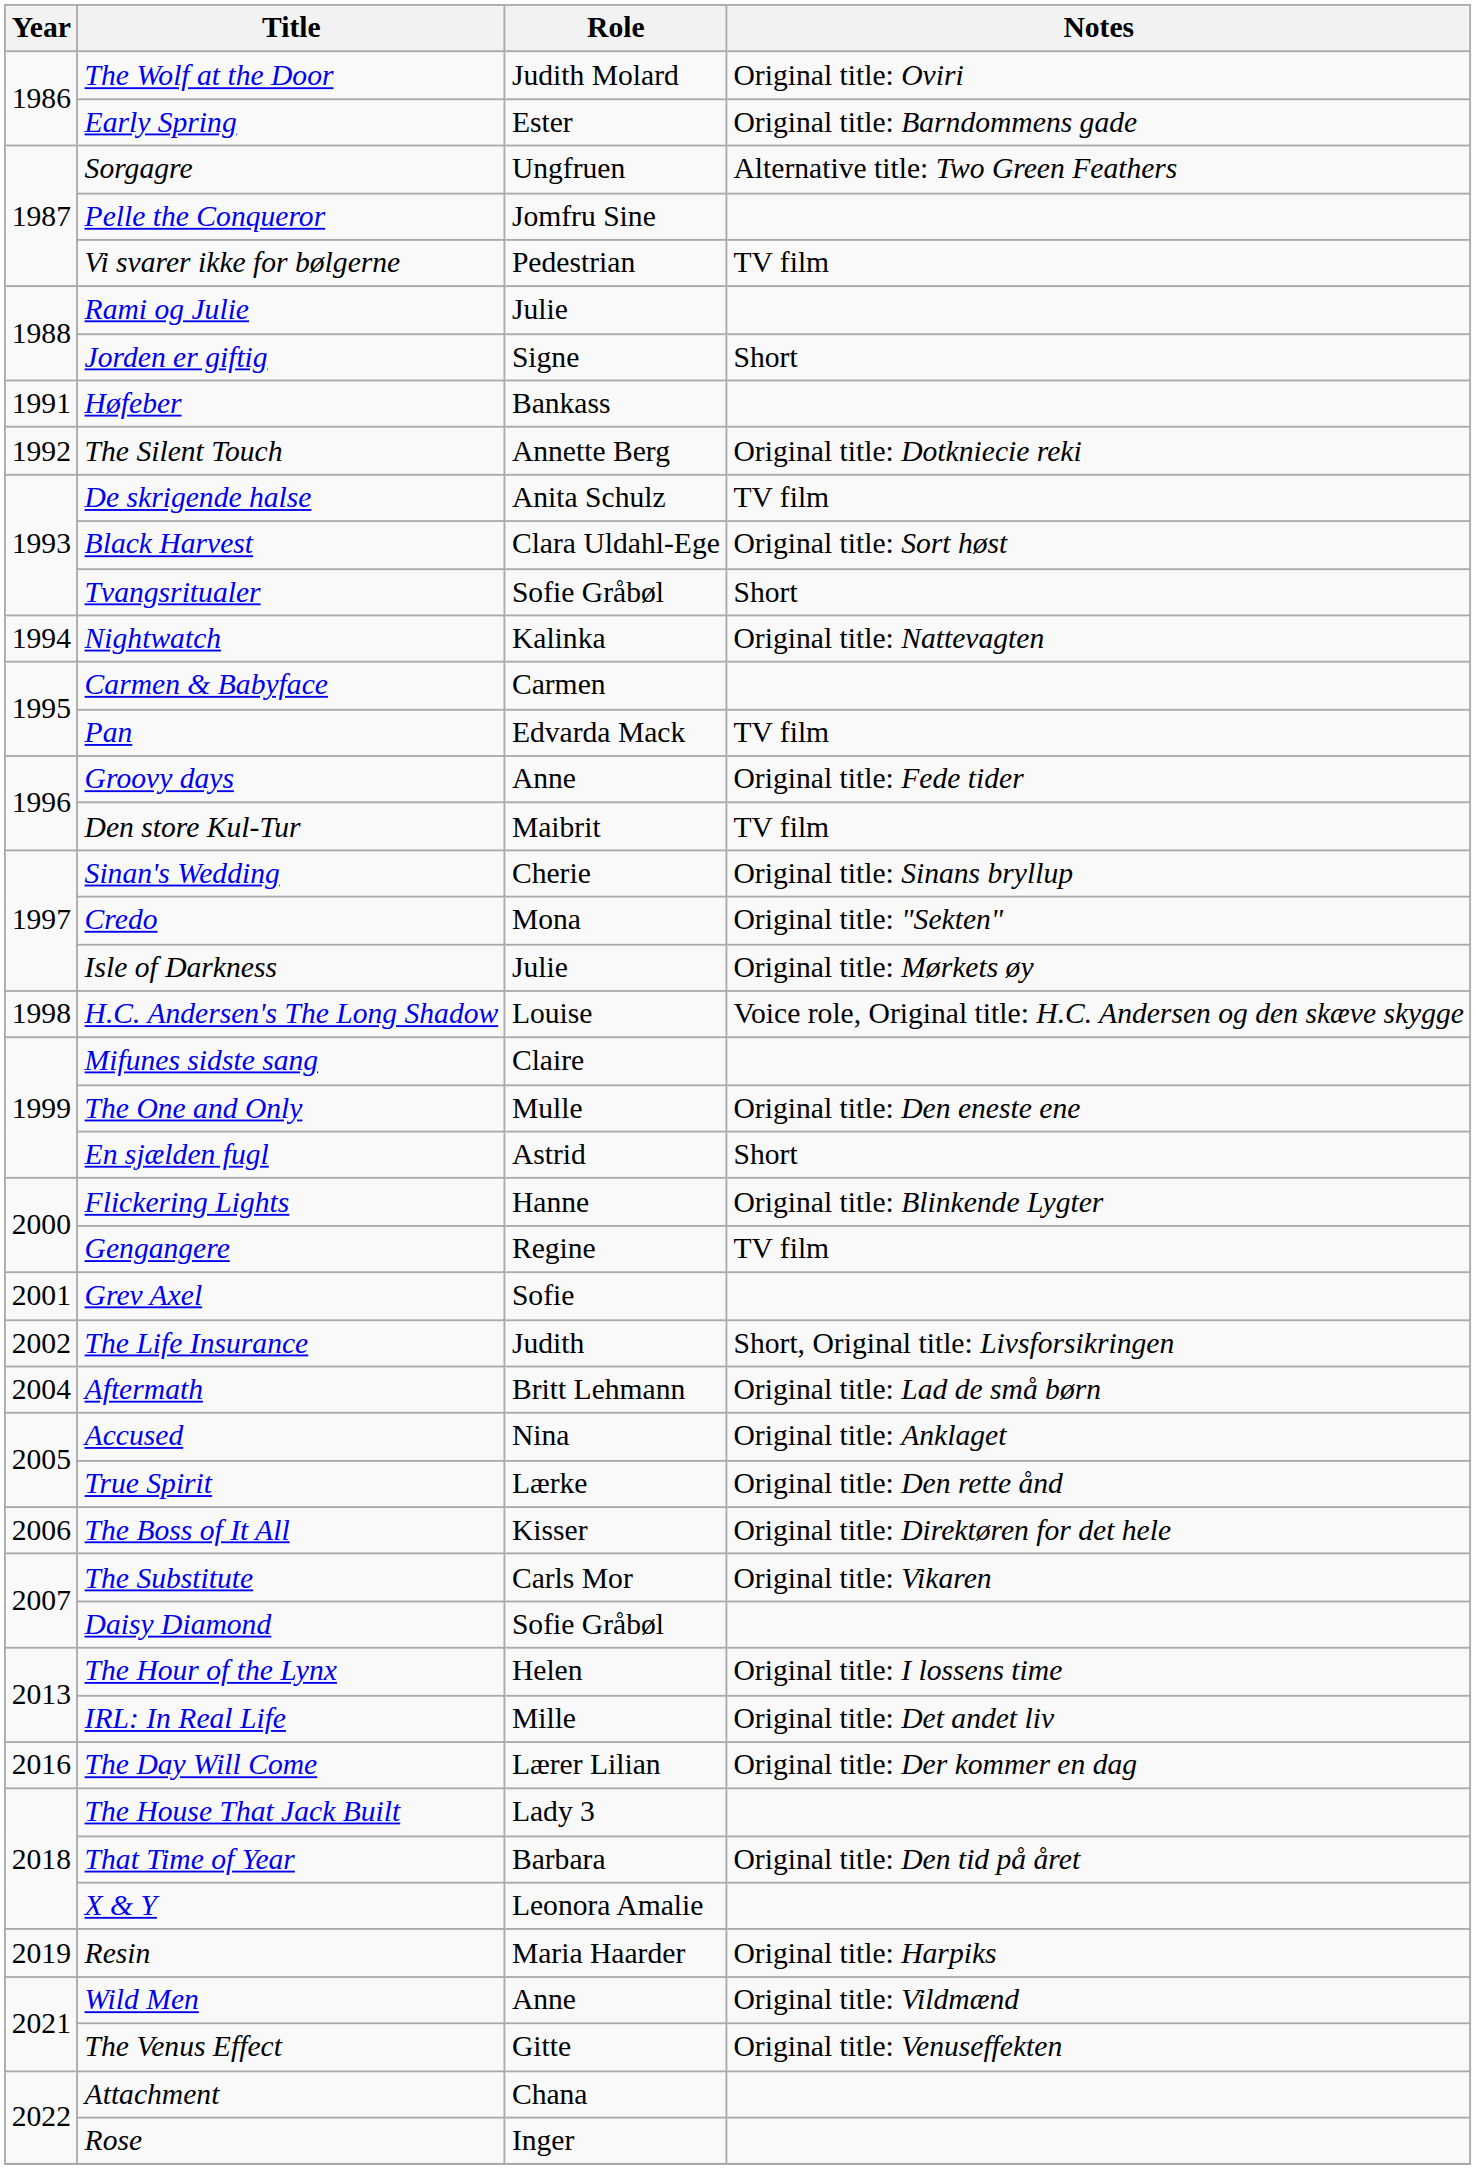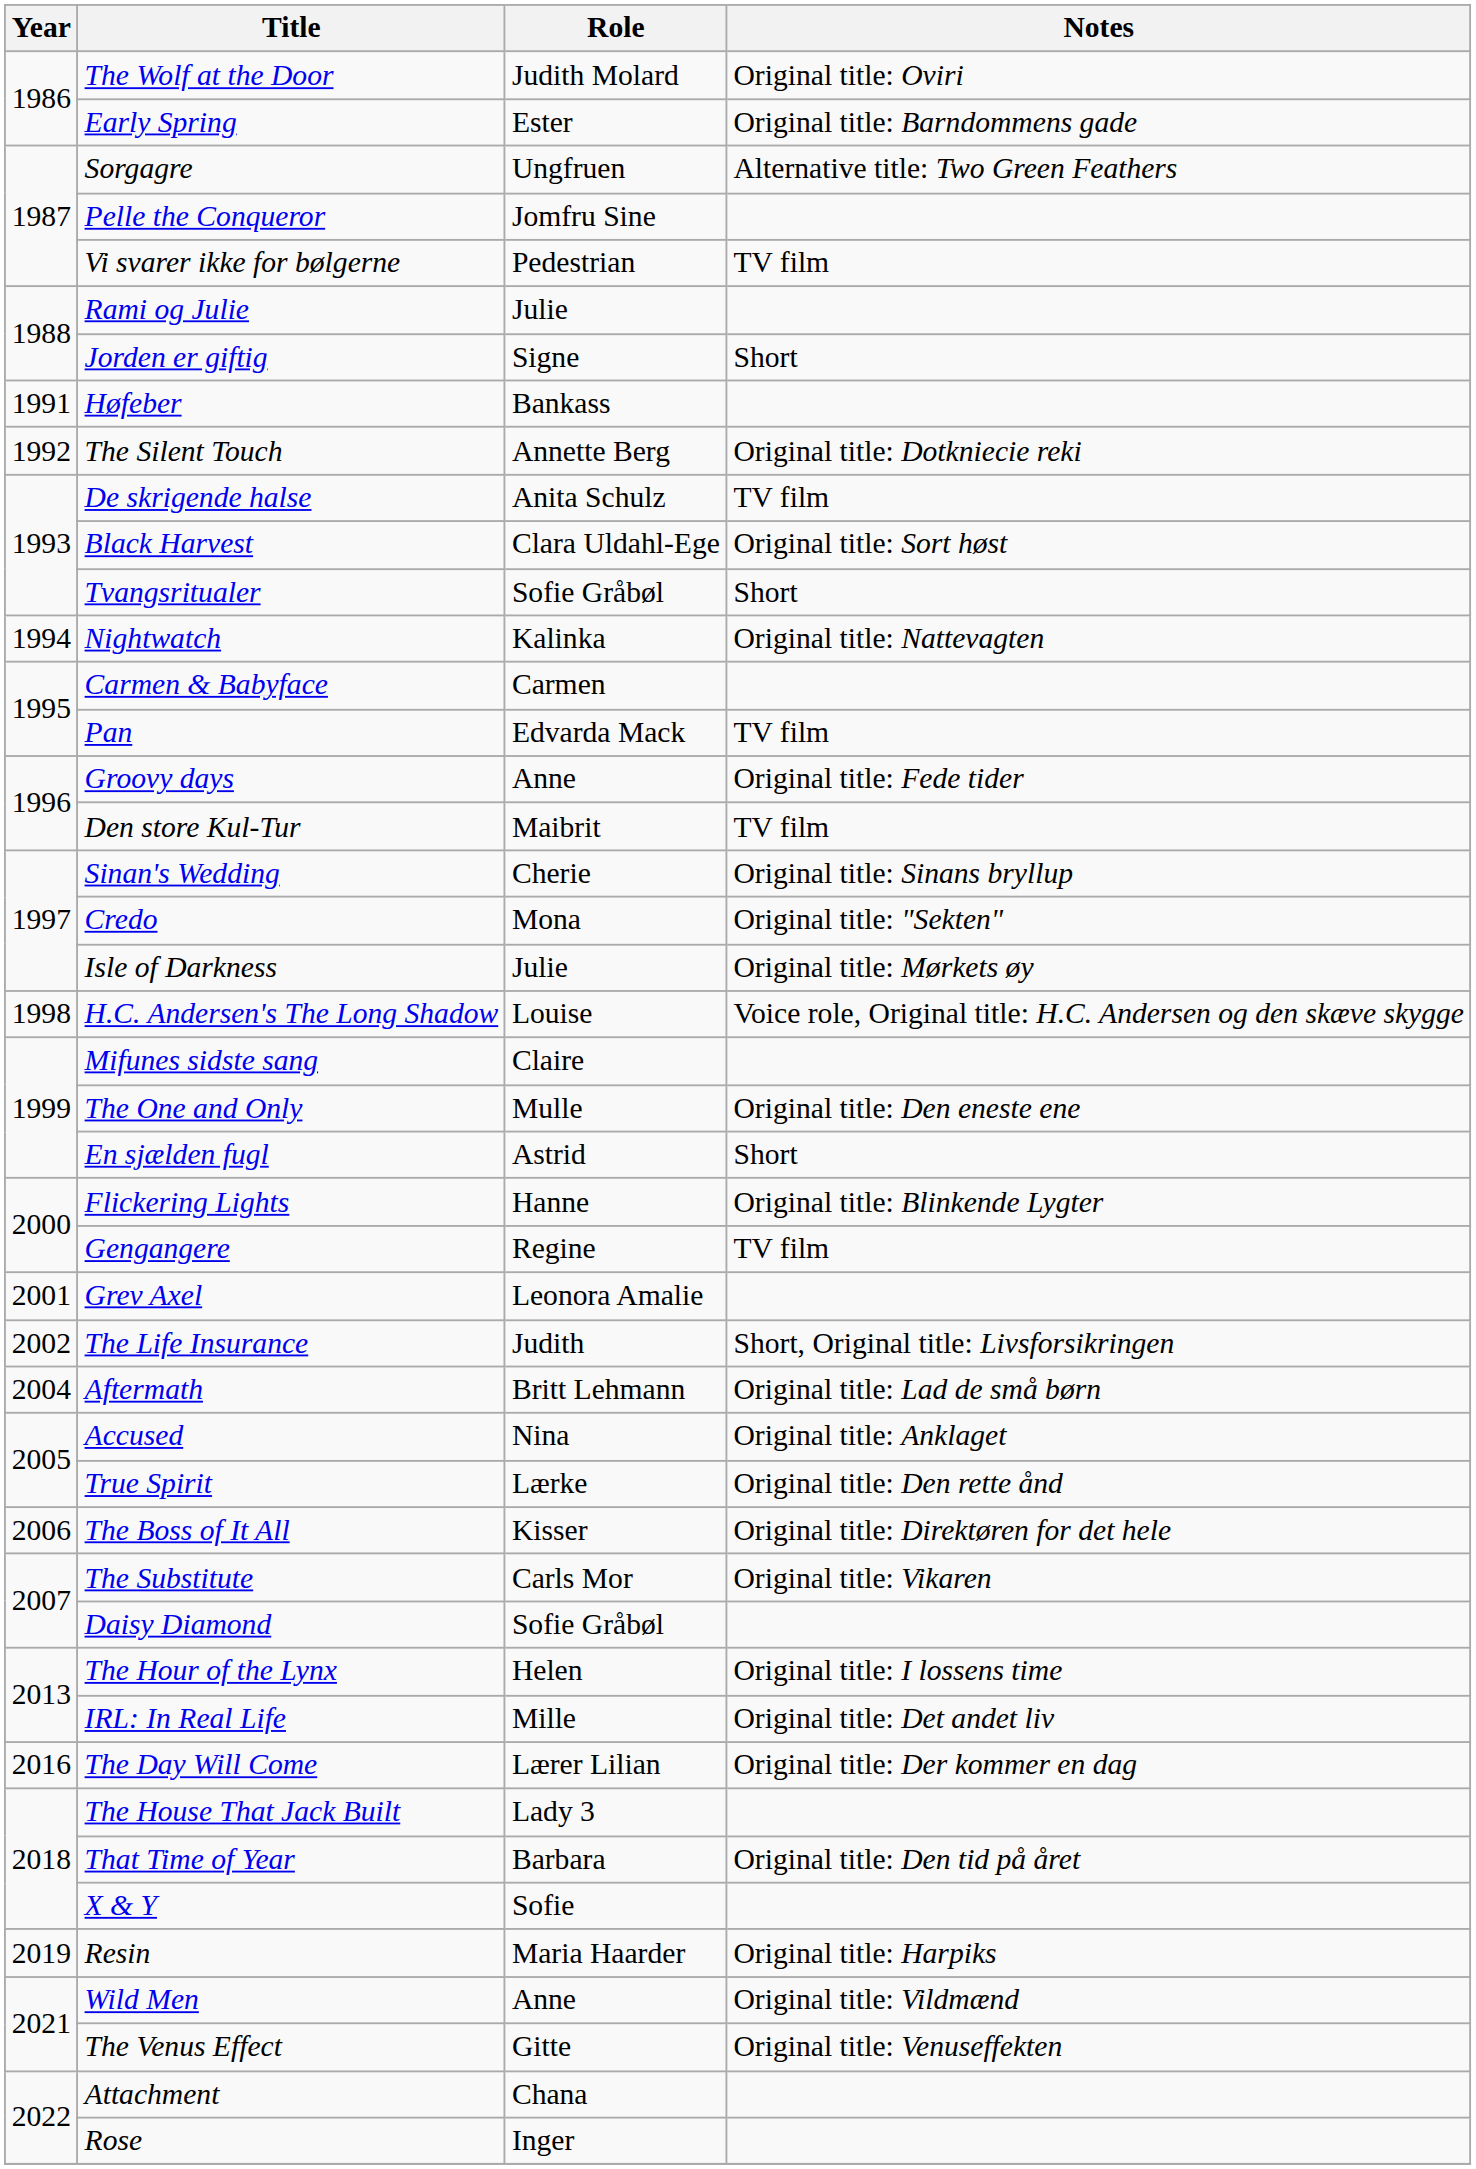(543, 1295) Sofie -> (608, 1295) Leonora Amalie
(608, 1905) Leonora Amalie -> (543, 1905) Sofie
